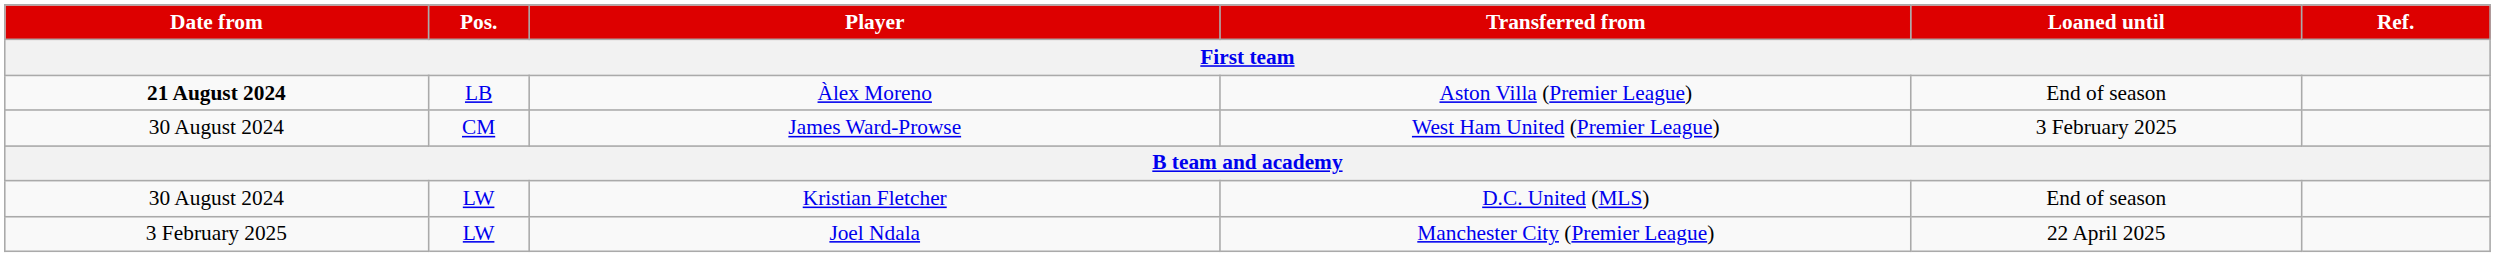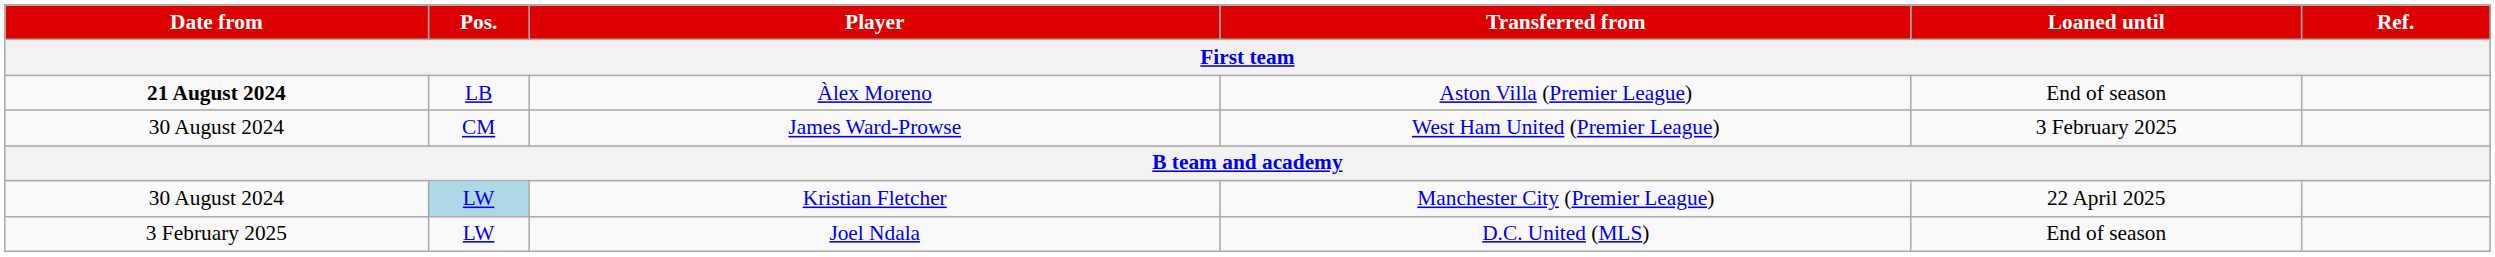(479, 197) no background -> (479, 197) lightblue background
(1566, 197) D.C. United (MLS) -> (1566, 197) Manchester City (Premier League)
(2106, 197) End of season -> (2106, 197) 22 April 2025
(1566, 233) Manchester City (Premier League) -> (1566, 233) D.C. United (MLS)
(2106, 233) 22 April 2025 -> (2106, 233) End of season
